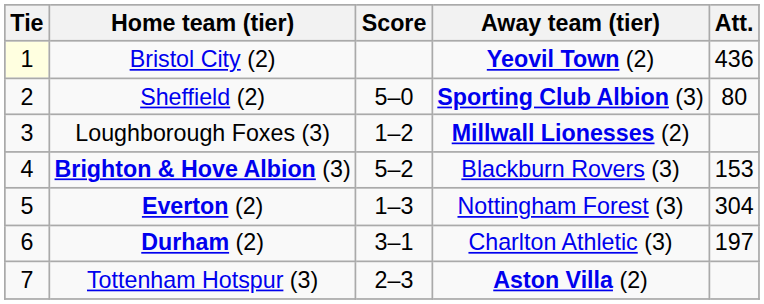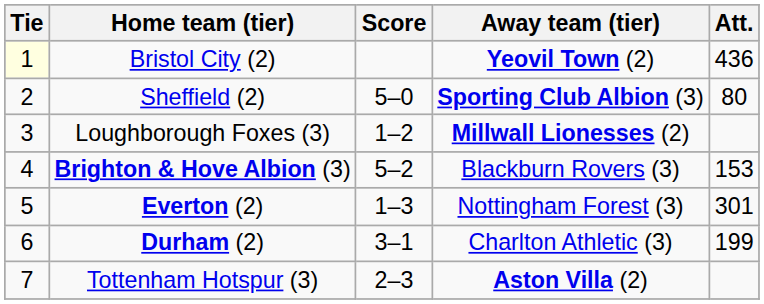(734, 206) 304 -> (734, 206) 301
(734, 243) 197 -> (734, 243) 199
